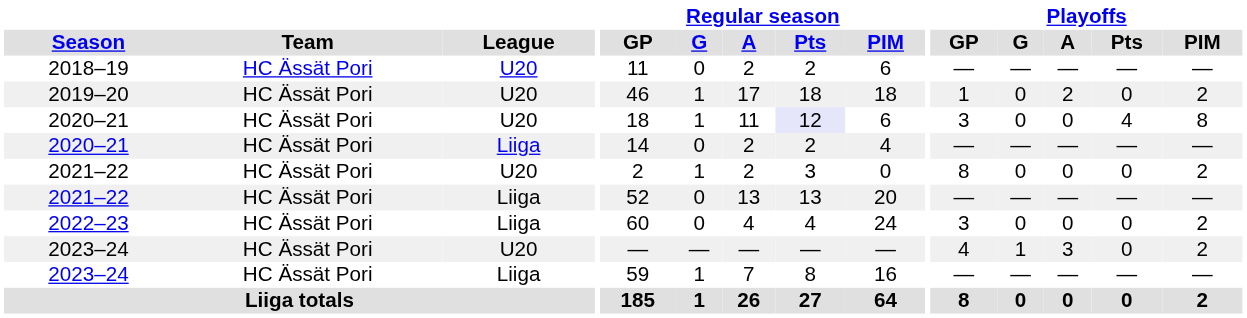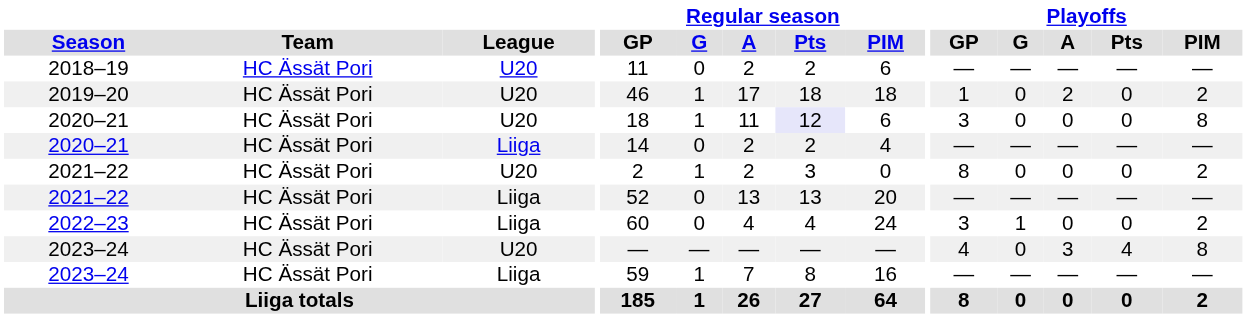(1127, 119) 4 -> (1127, 119) 0
(1021, 223) 0 -> (1021, 223) 1
(1021, 248) 1 -> (1021, 248) 0
(1127, 248) 0 -> (1127, 248) 4
(1202, 248) 2 -> (1202, 248) 8
